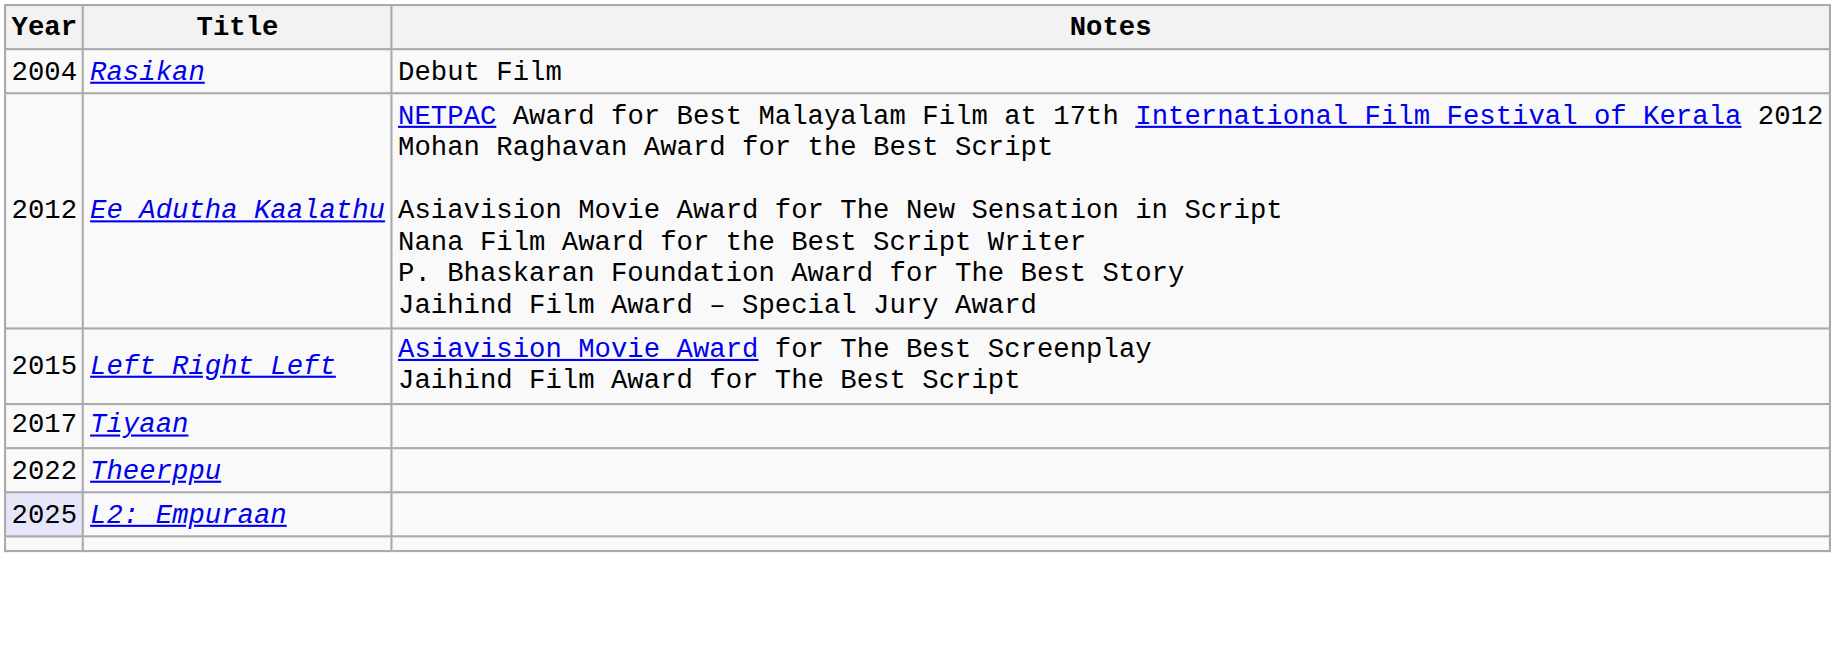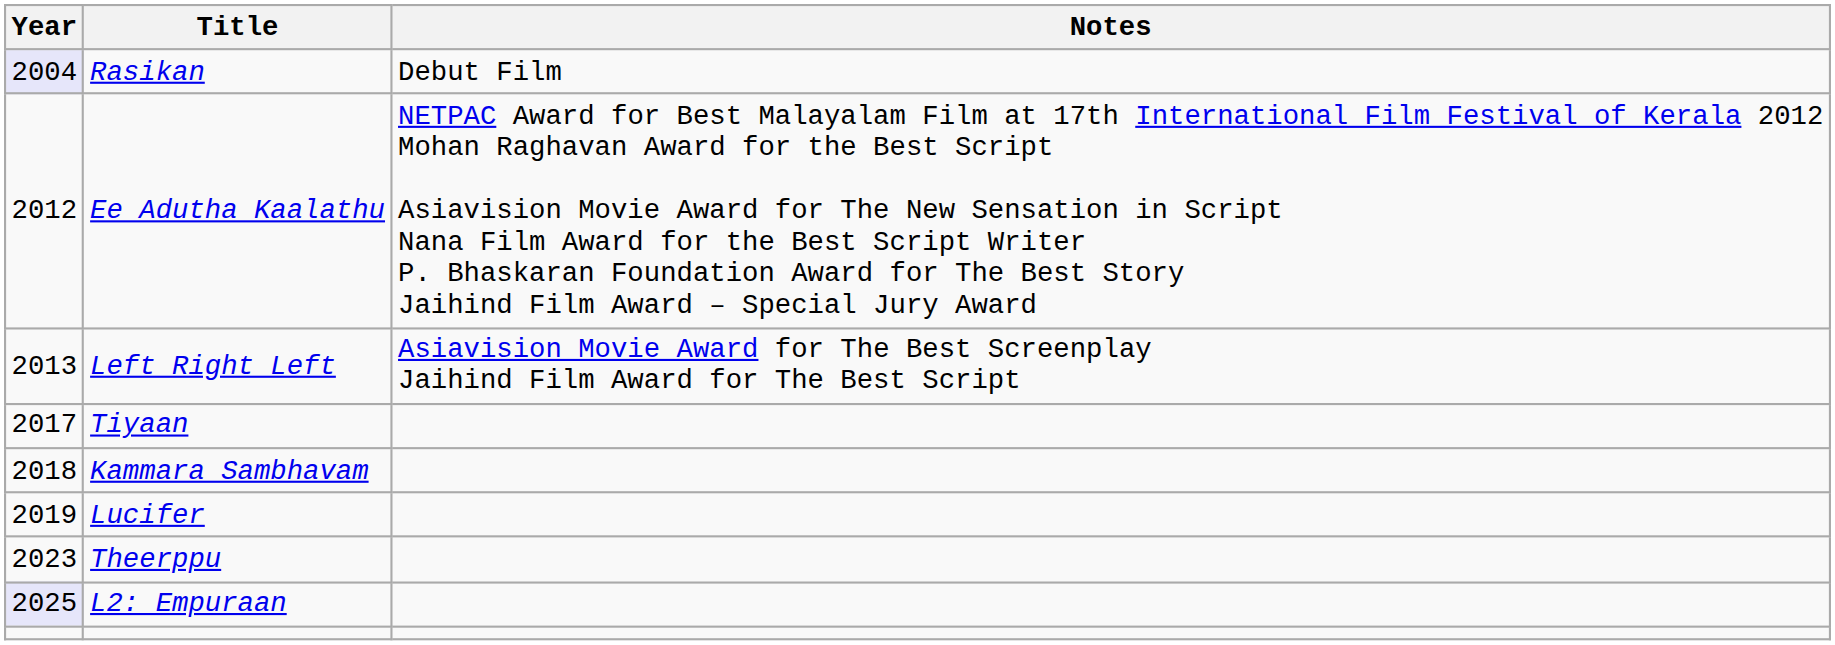(44, 72) no background -> (44, 72) lavender background
(44, 366) 2015 -> (44, 366) 2013
+ row: (229, 470)
+ row: (147, 515)
(44, 470) 2022 -> (44, 559) 2023
